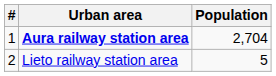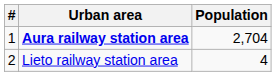(264, 60) 5 -> (264, 60) 4
